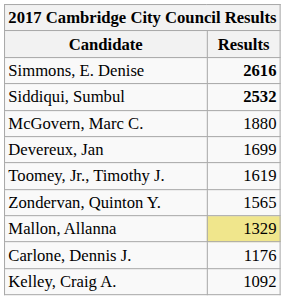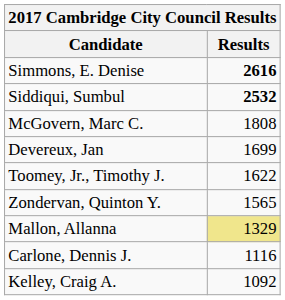(260, 123) 1880 -> (260, 123) 1808
(260, 176) 1619 -> (260, 176) 1622
(260, 255) 1176 -> (260, 255) 1116
